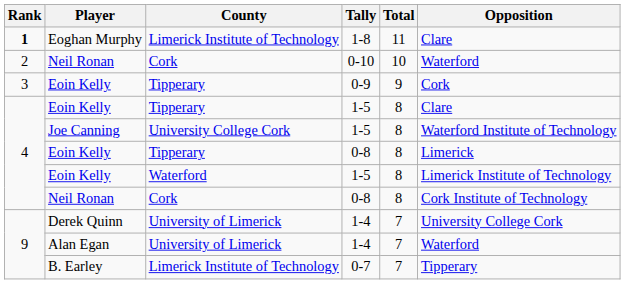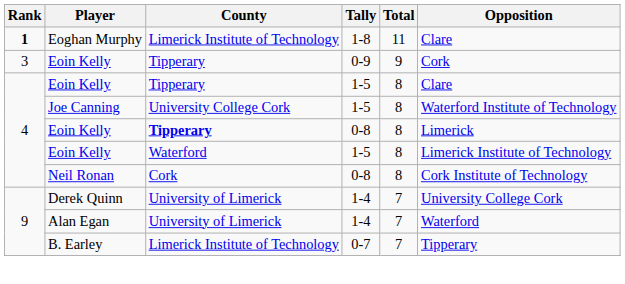- row: (81, 61)
(177, 152) normal -> (180, 130) bold
